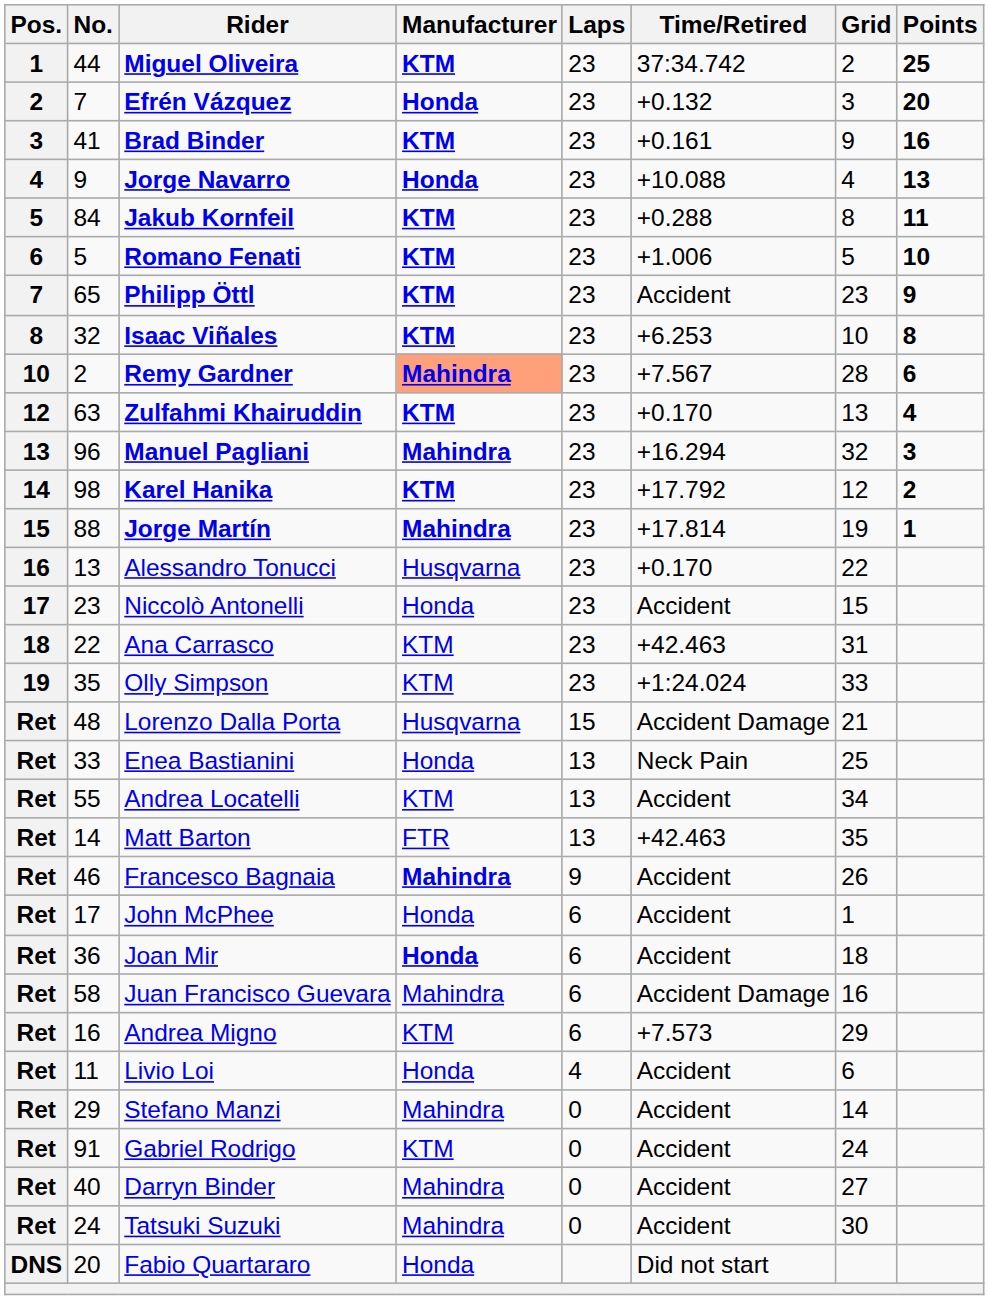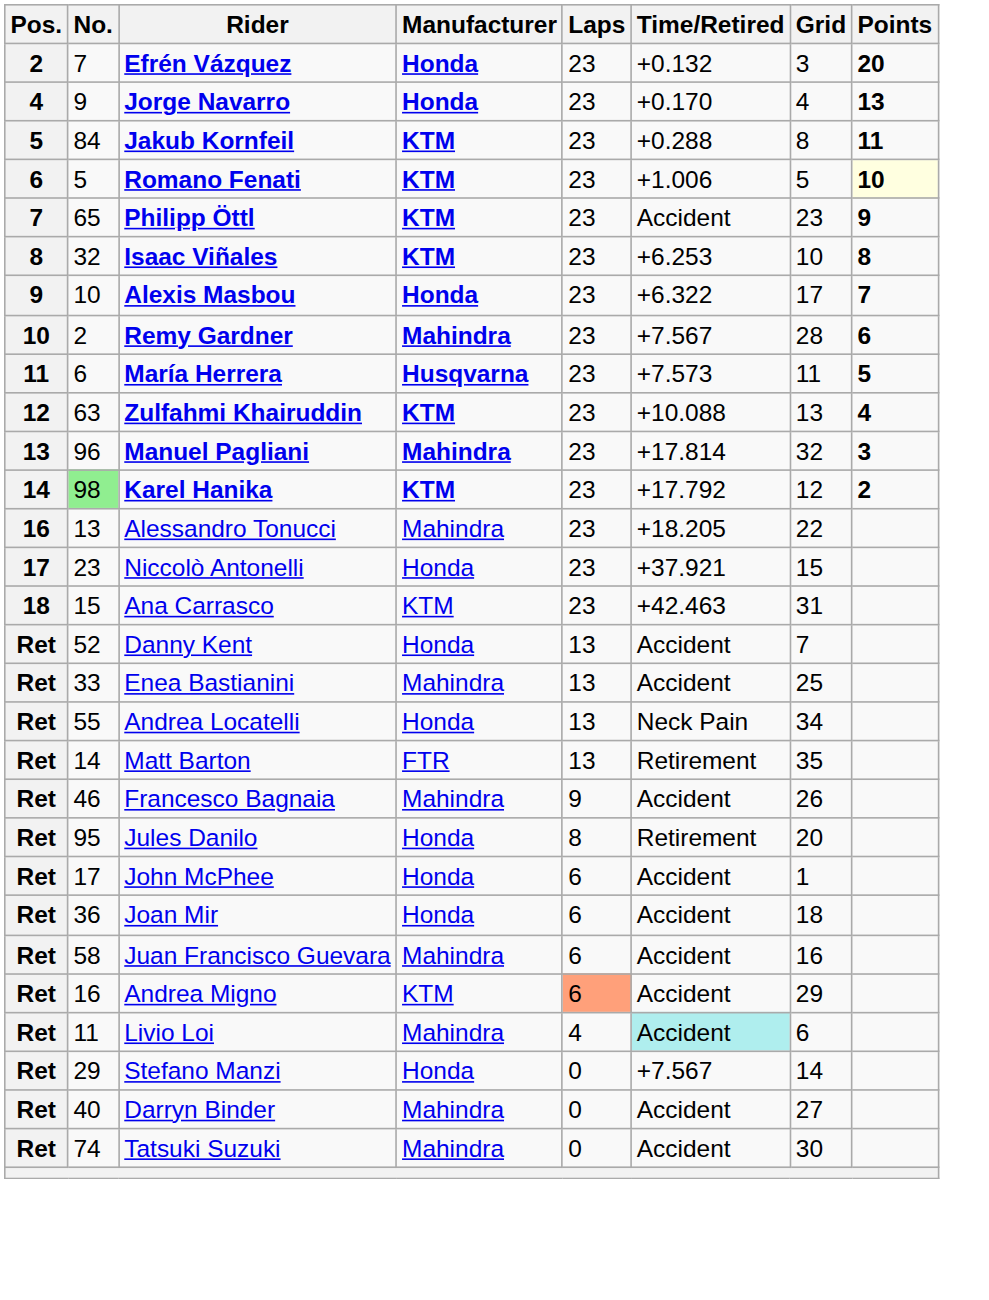- row: (211, 63)
- row: (194, 141)
(681, 179) +10.088 -> (675, 102) +0.170
(916, 257) no background -> (871, 179) lightyellow background
+ row: (210, 296)
(456, 373) lightsalmon background -> (456, 334) no background
+ row: (203, 373)
(675, 412) +0.170 -> (681, 412) +10.088
(681, 451) +16.294 -> (681, 451) +17.814
(87, 489) no background -> (87, 489) lightgreen background
- row: (198, 528)
(461, 567) Husqvarna -> (453, 528) Mahindra
(675, 567) +0.170 -> (681, 528) +18.205
(684, 605) Accident -> (681, 567) +37.921
(87, 644) 22 -> (87, 605) 15
- row: (196, 683)
- row: (232, 722)
+ row: (188, 644)
(438, 760) Honda -> (453, 683) Mahindra
(693, 760) Neck Pain -> (684, 683) Accident
(428, 799) KTM -> (438, 722) Honda
(684, 799) Accident -> (693, 722) Neck Pain
(681, 838) +42.463 -> (697, 760) Retirement
(456, 877) bold -> (453, 799) normal
+ row: (191, 838)
(440, 954) bold -> (438, 915) normal
(733, 993) Accident Damage -> (684, 954) Accident
(575, 1032) no background -> (575, 993) lightsalmon background
(675, 1032) +7.573 -> (684, 993) Accident
(438, 1070) Honda -> (453, 1032) Mahindra
(684, 1070) no background -> (684, 1032) paleturquoise background
(453, 1109) Mahindra -> (438, 1070) Honda
(684, 1109) Accident -> (675, 1070) +7.567
- row: (210, 1148)
(87, 1225) 24 -> (87, 1148) 74
- row: (217, 1264)
